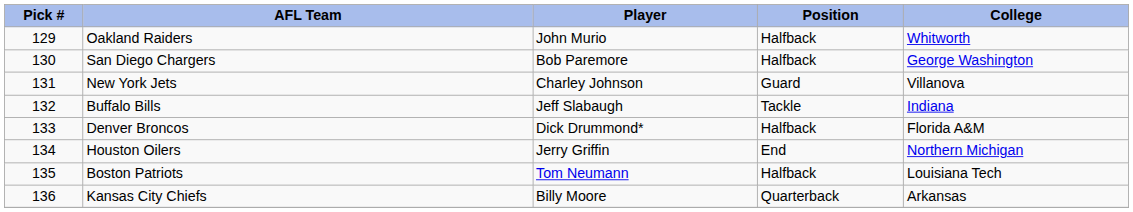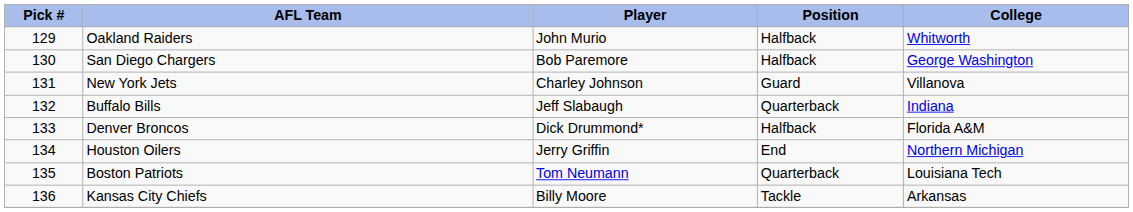(781, 106) Tackle -> (800, 106) Quarterback
(789, 173) Halfback -> (800, 173) Quarterback
(800, 196) Quarterback -> (781, 196) Tackle
